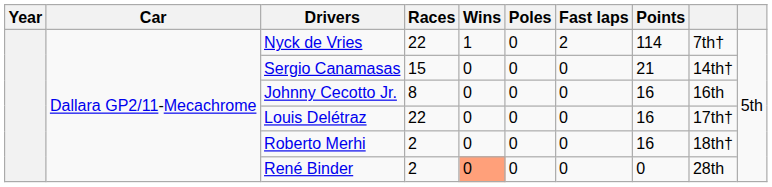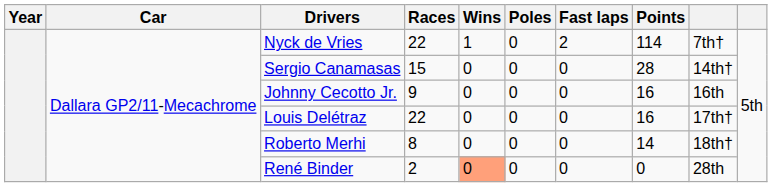(645, 67) 21 -> (645, 67) 28
(413, 93) 8 -> (413, 93) 9
(413, 143) 2 -> (413, 143) 8
(645, 143) 16 -> (645, 143) 14
